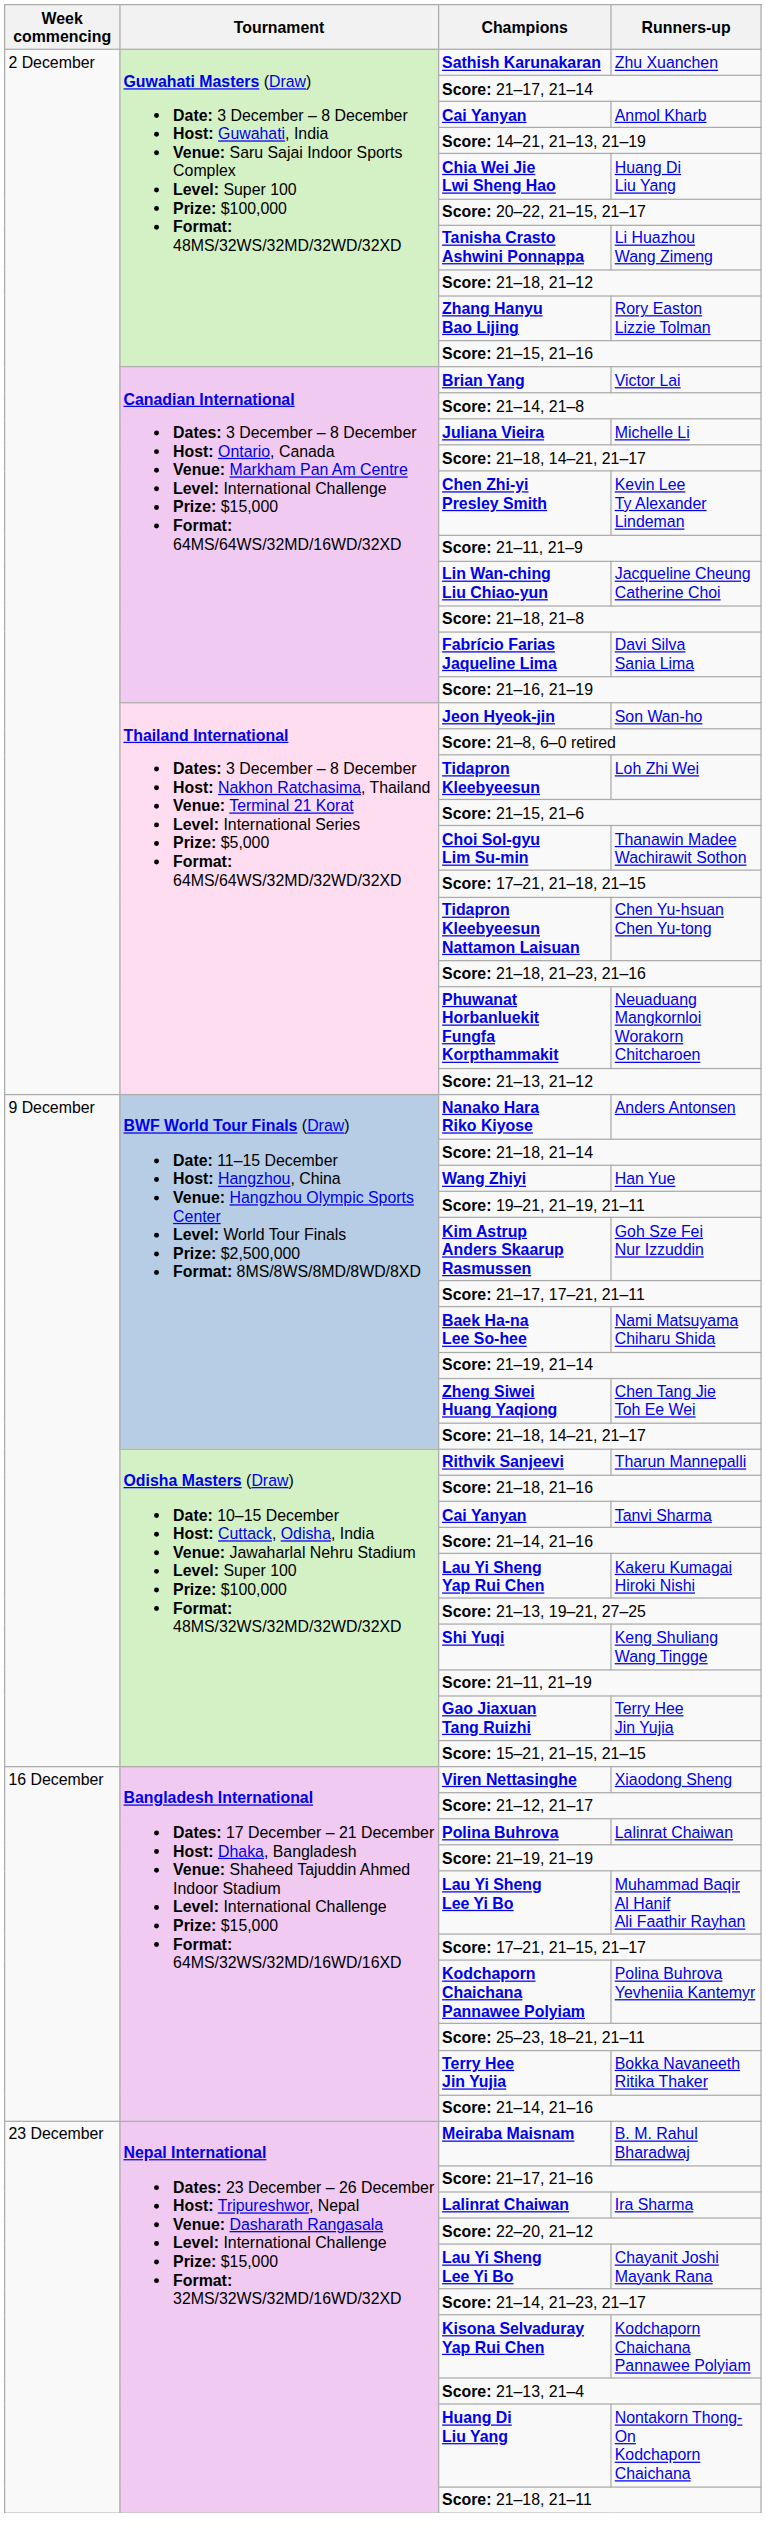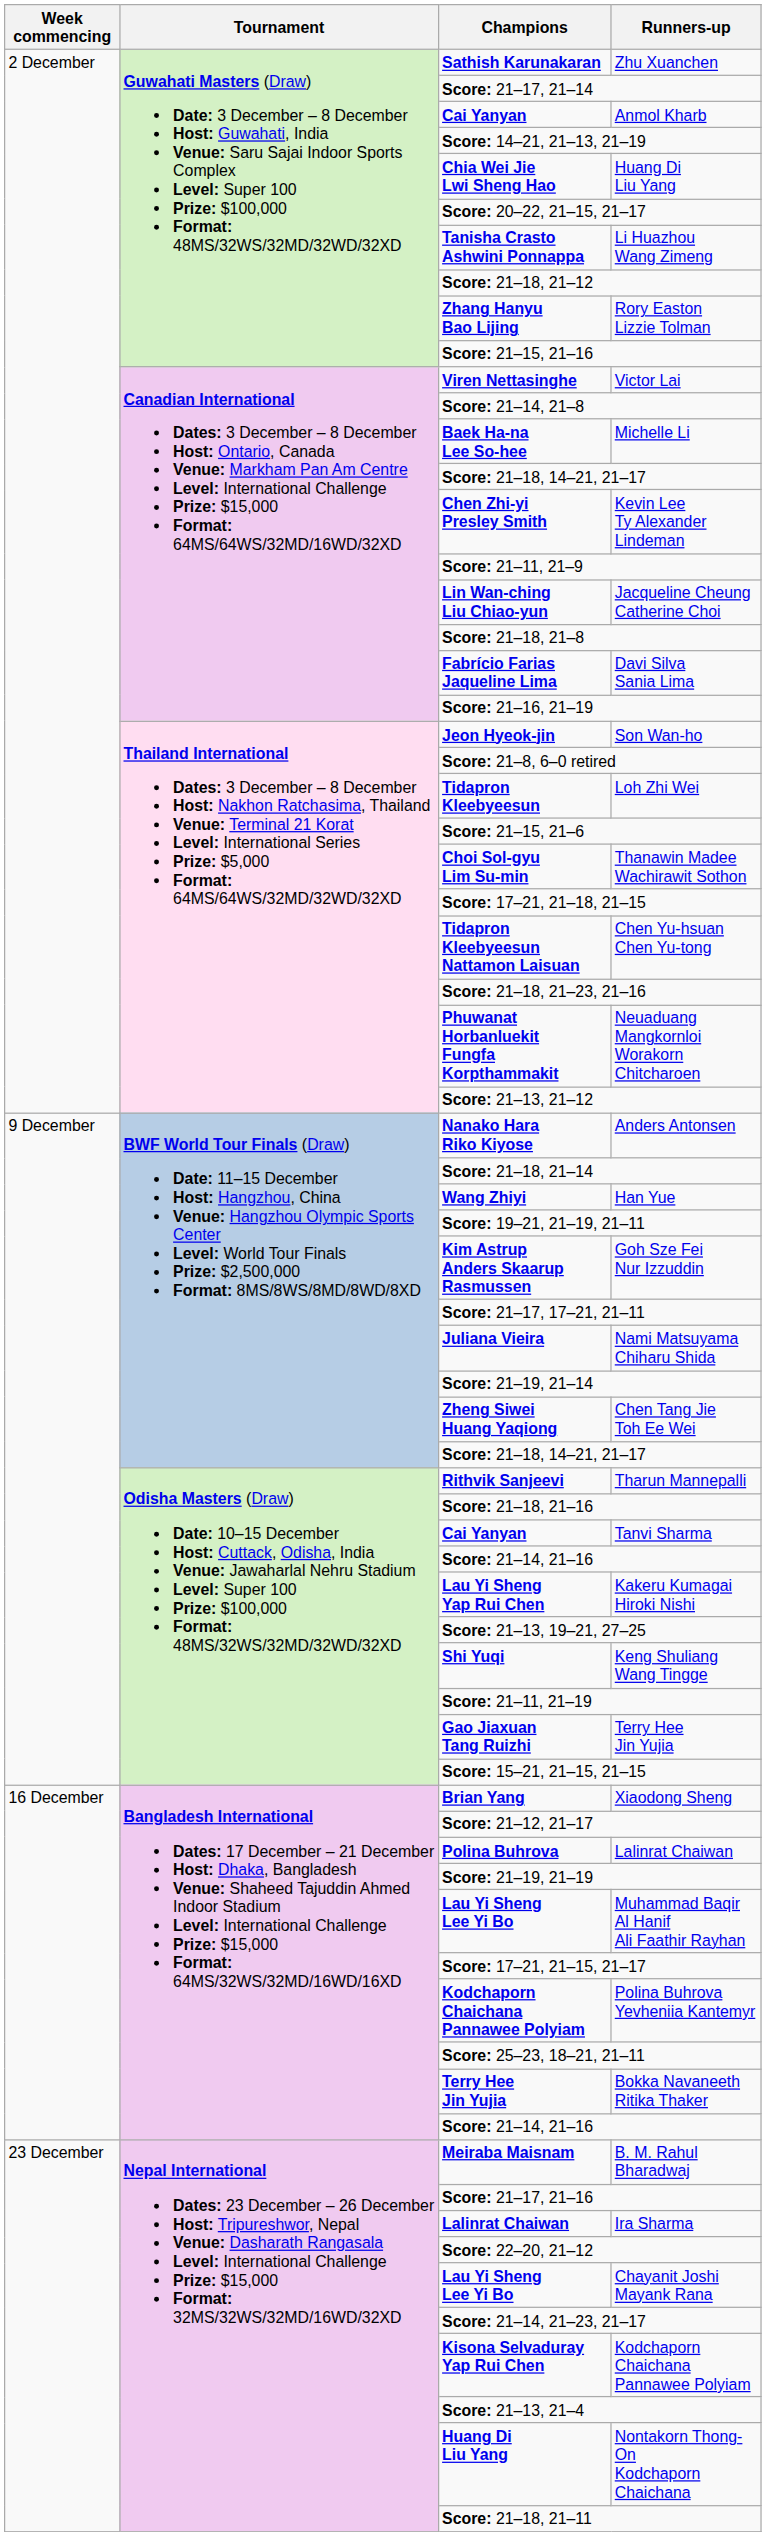(483, 380) Brian Yang -> (509, 380) Viren Nettasinghe
(493, 432) Juliana Vieira -> (485, 441) Baek Ha-na Lee So-hee
(485, 1329) Baek Ha-na Lee So-hee -> (493, 1339) Juliana Vieira
(509, 1779) Viren Nettasinghe -> (483, 1798) Brian Yang
